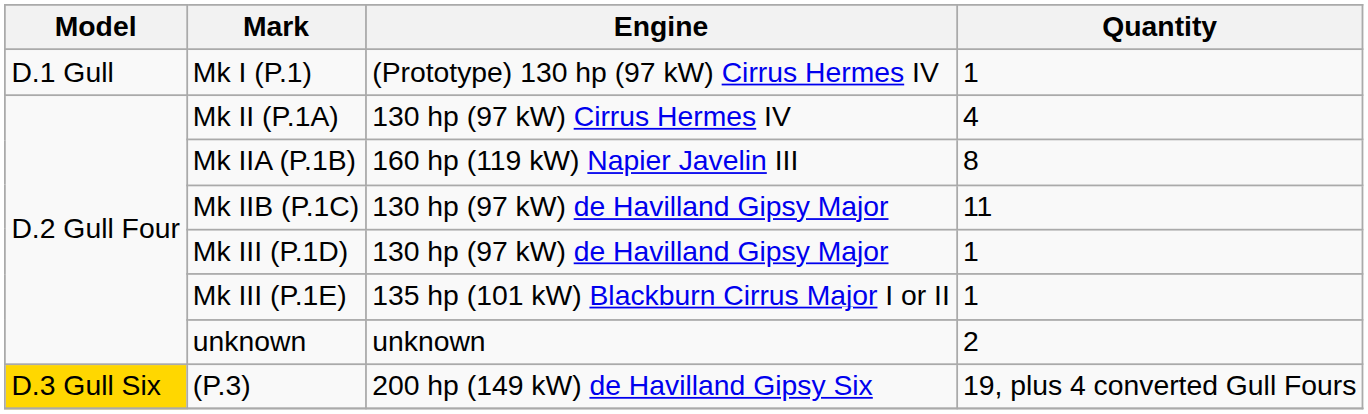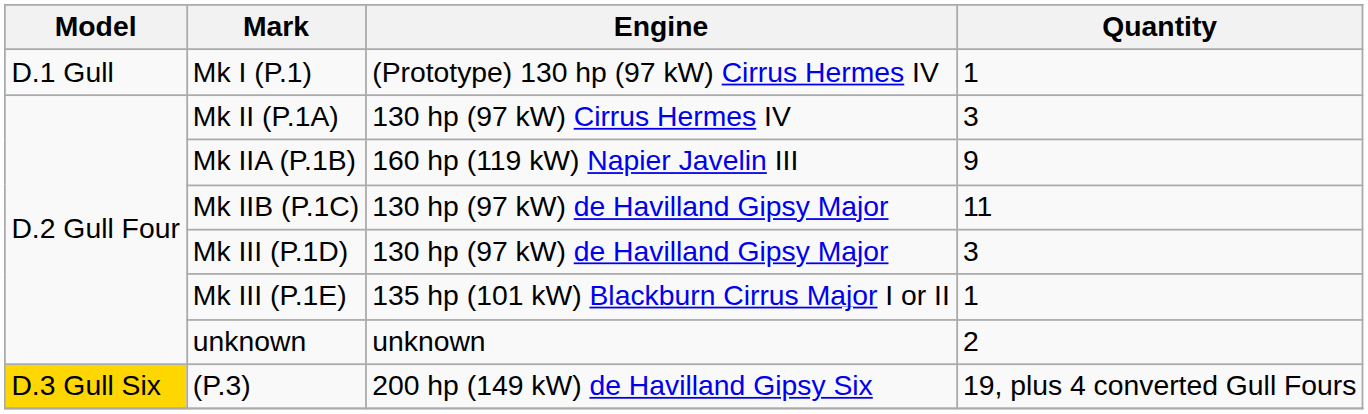(971, 116) 4 -> (971, 116) 3
(971, 161) 8 -> (971, 161) 9
(971, 251) 1 -> (971, 251) 3
